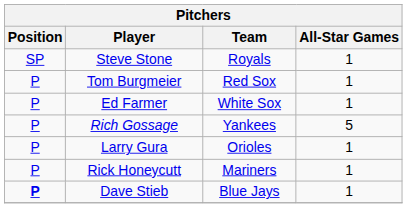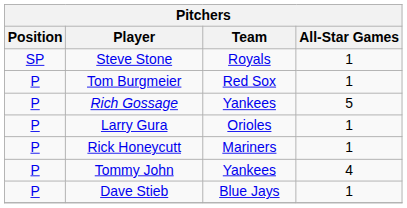- row: (134, 103)
+ row: (134, 170)
(35, 192) bold -> (35, 192) normal
